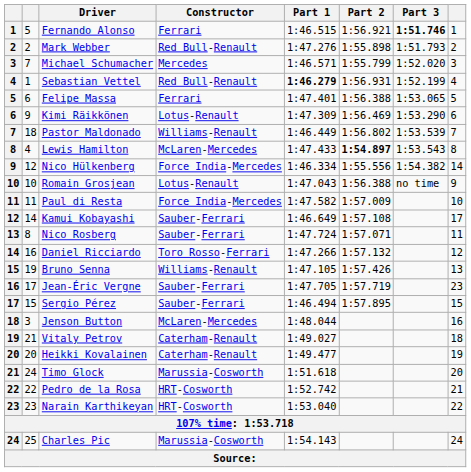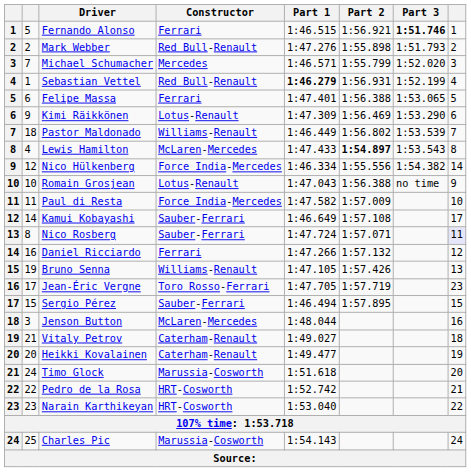(457, 236) no background -> (457, 236) lavender background
(214, 253) Toro Rosso-Ferrari -> (180, 253) Ferrari
(201, 287) Sauber-Ferrari -> (214, 287) Toro Rosso-Ferrari
